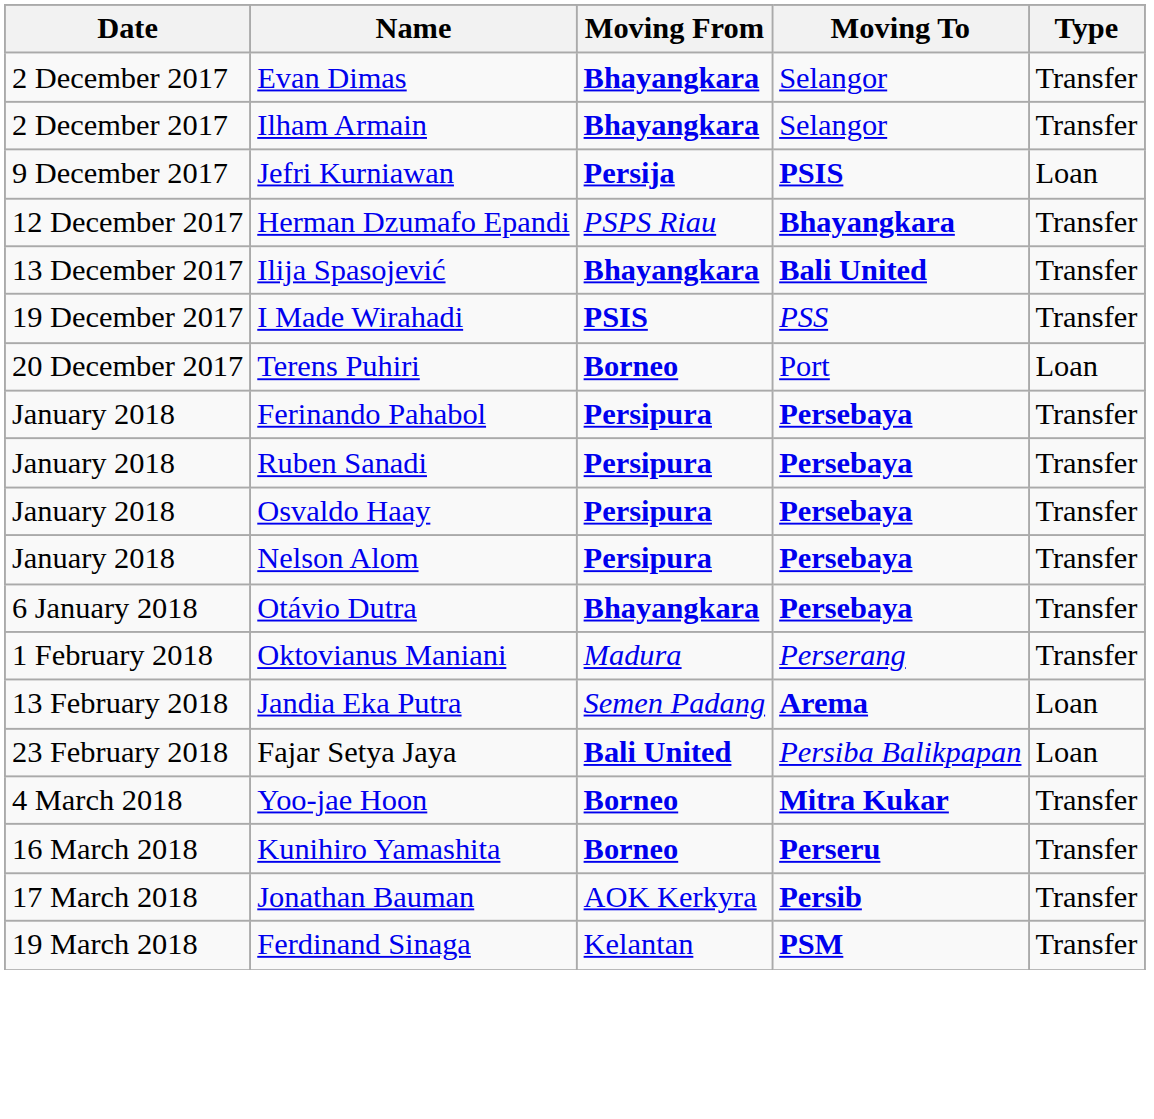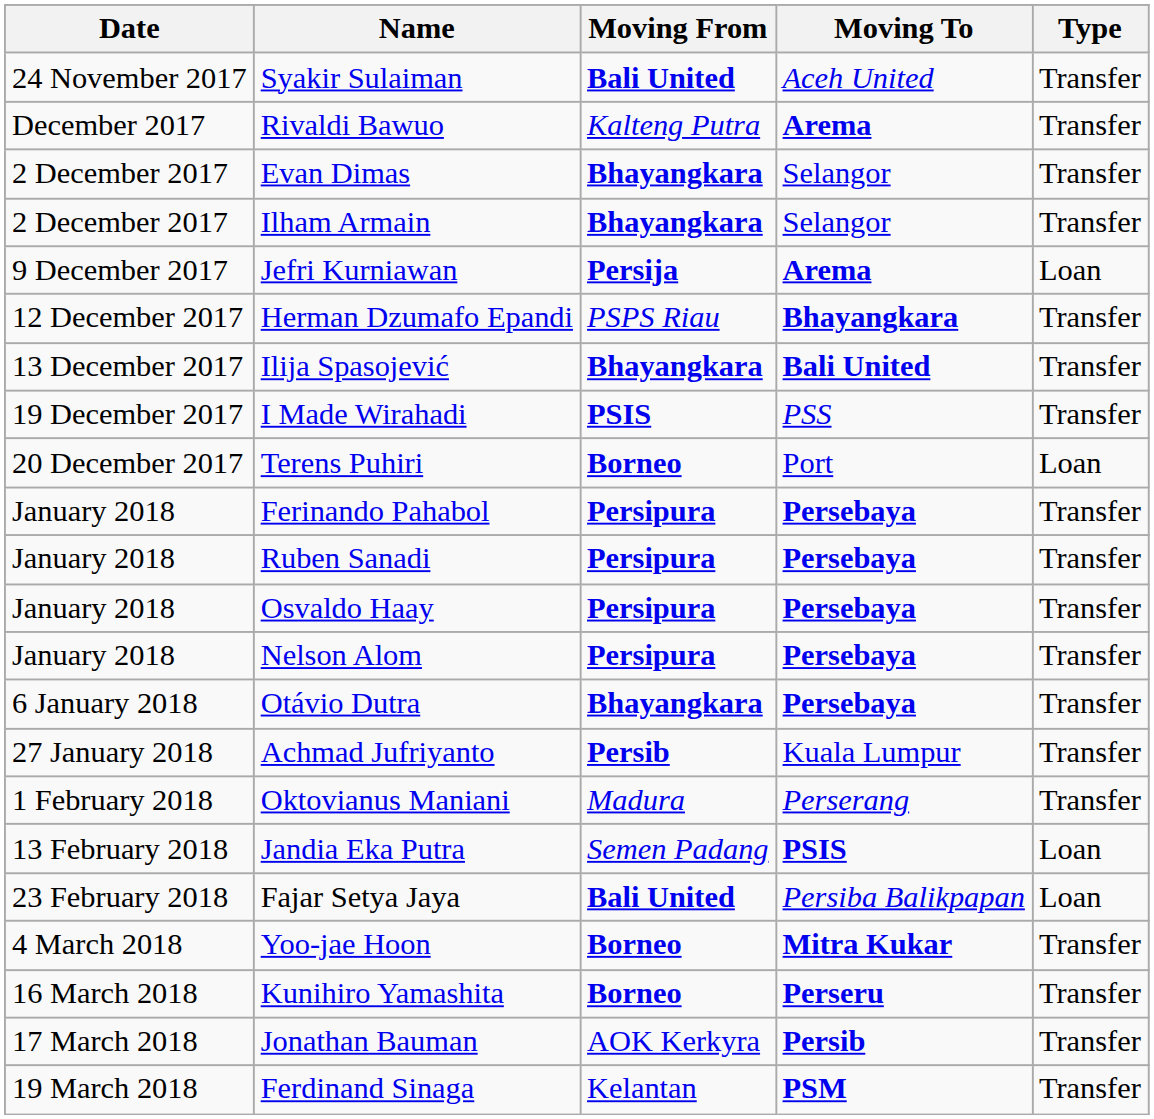+ row: (362, 76)
+ row: (352, 125)
(811, 173) PSIS -> (827, 269) Arema
+ row: (378, 751)
(824, 703) Arema -> (815, 848) PSIS
